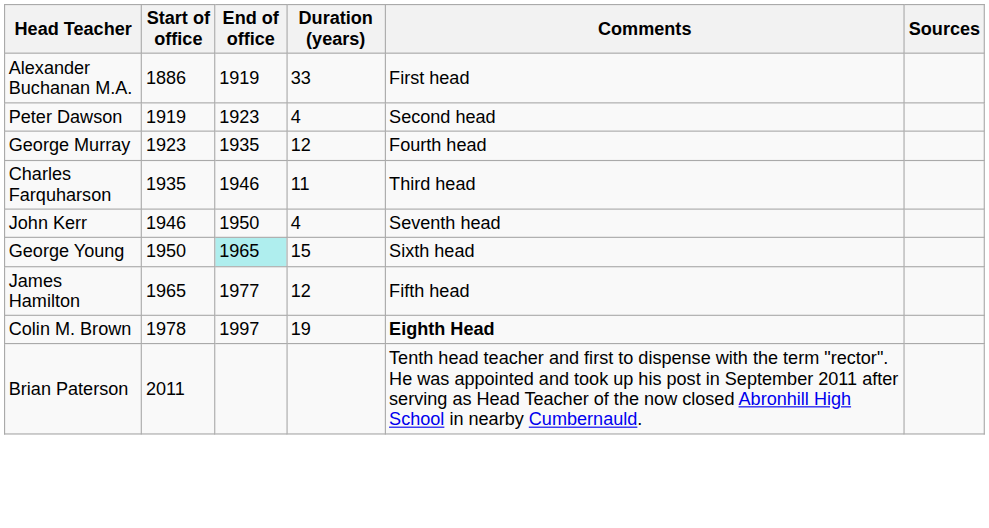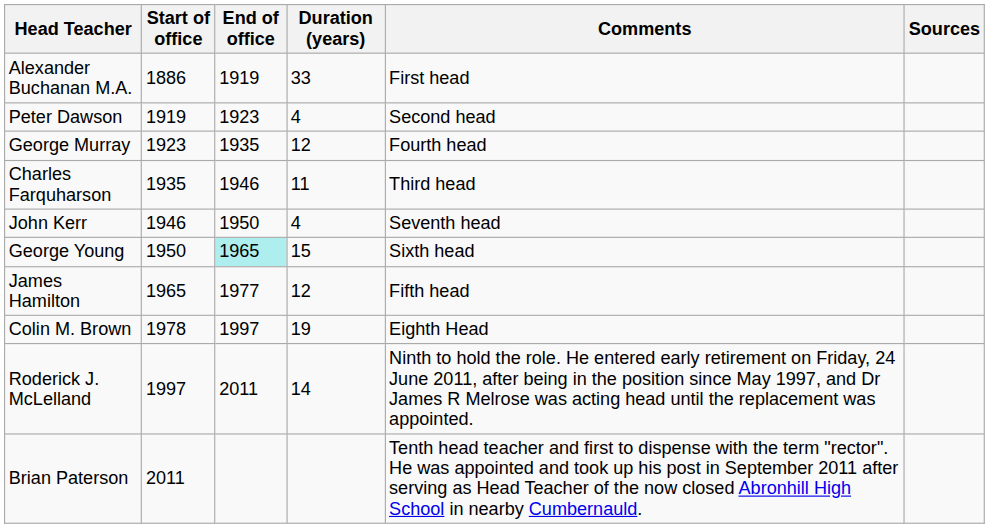(442, 329) bold -> (439, 329) normal
+ row: (54, 388)
